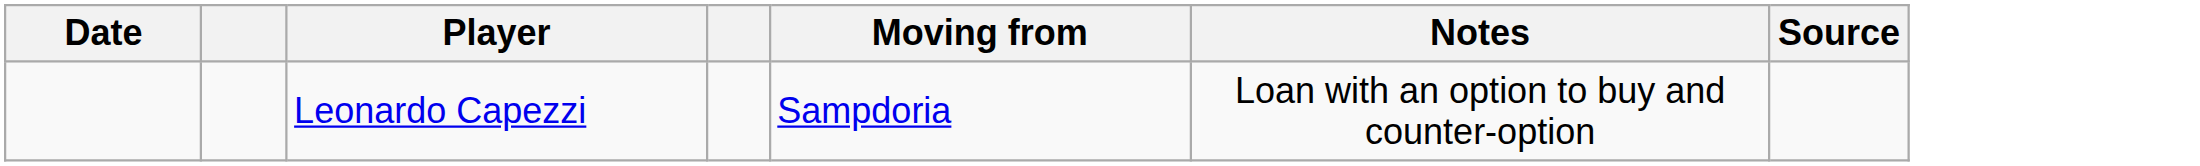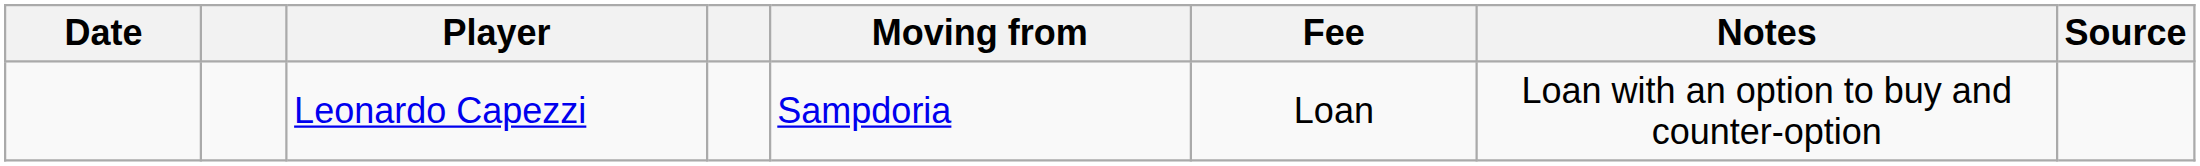+ column: (1334, 33)
